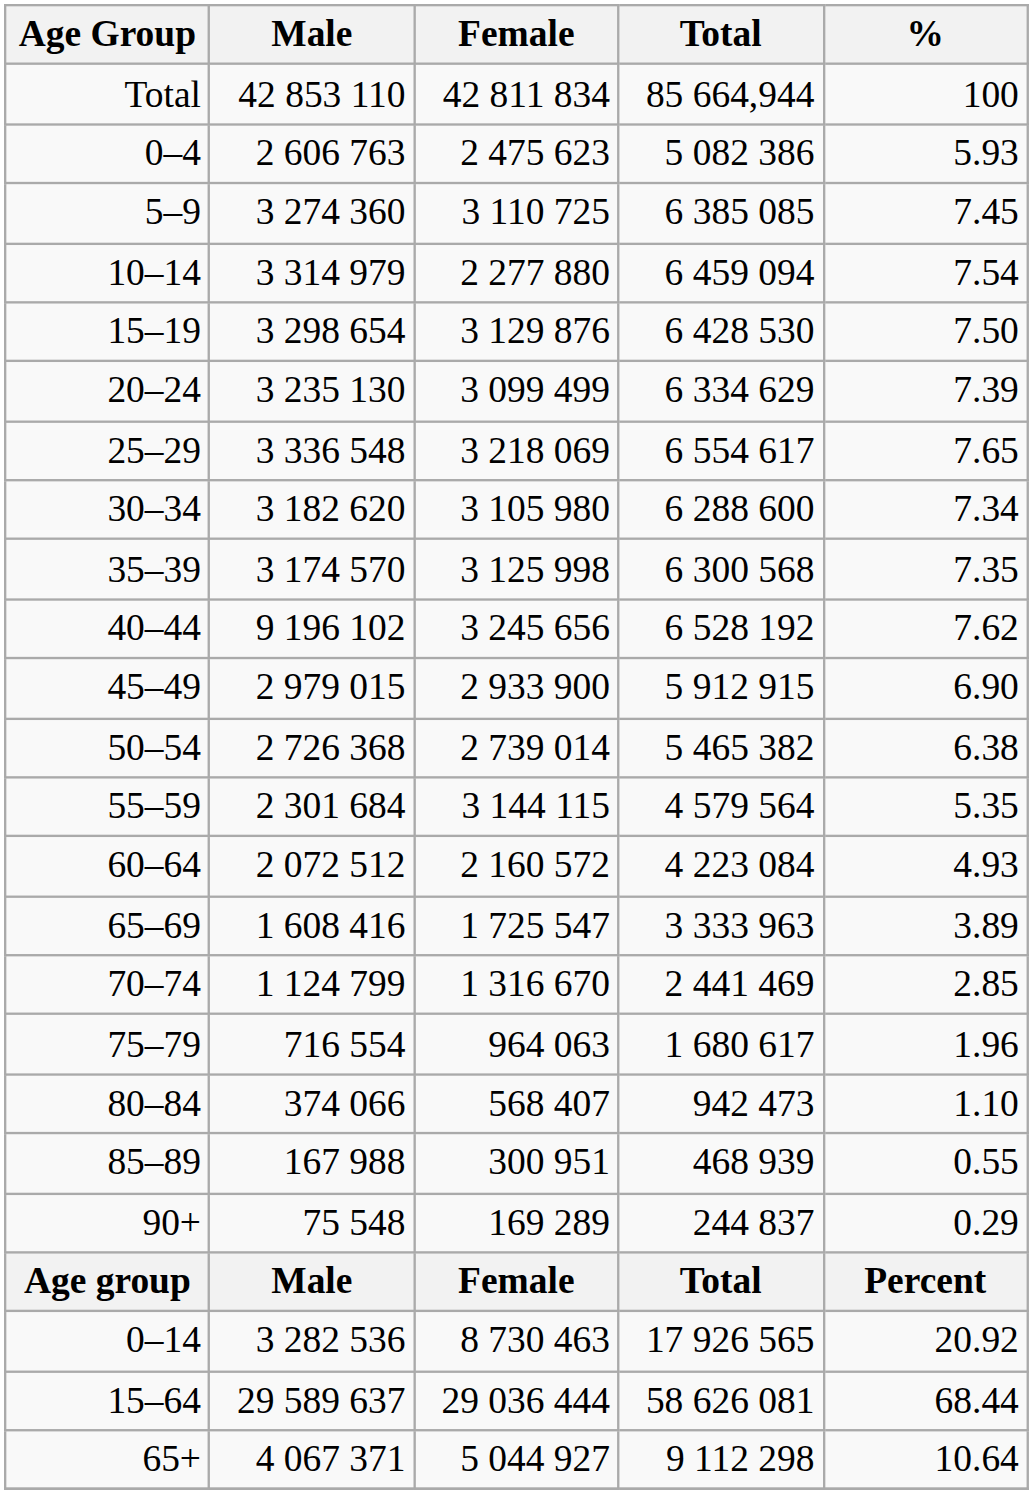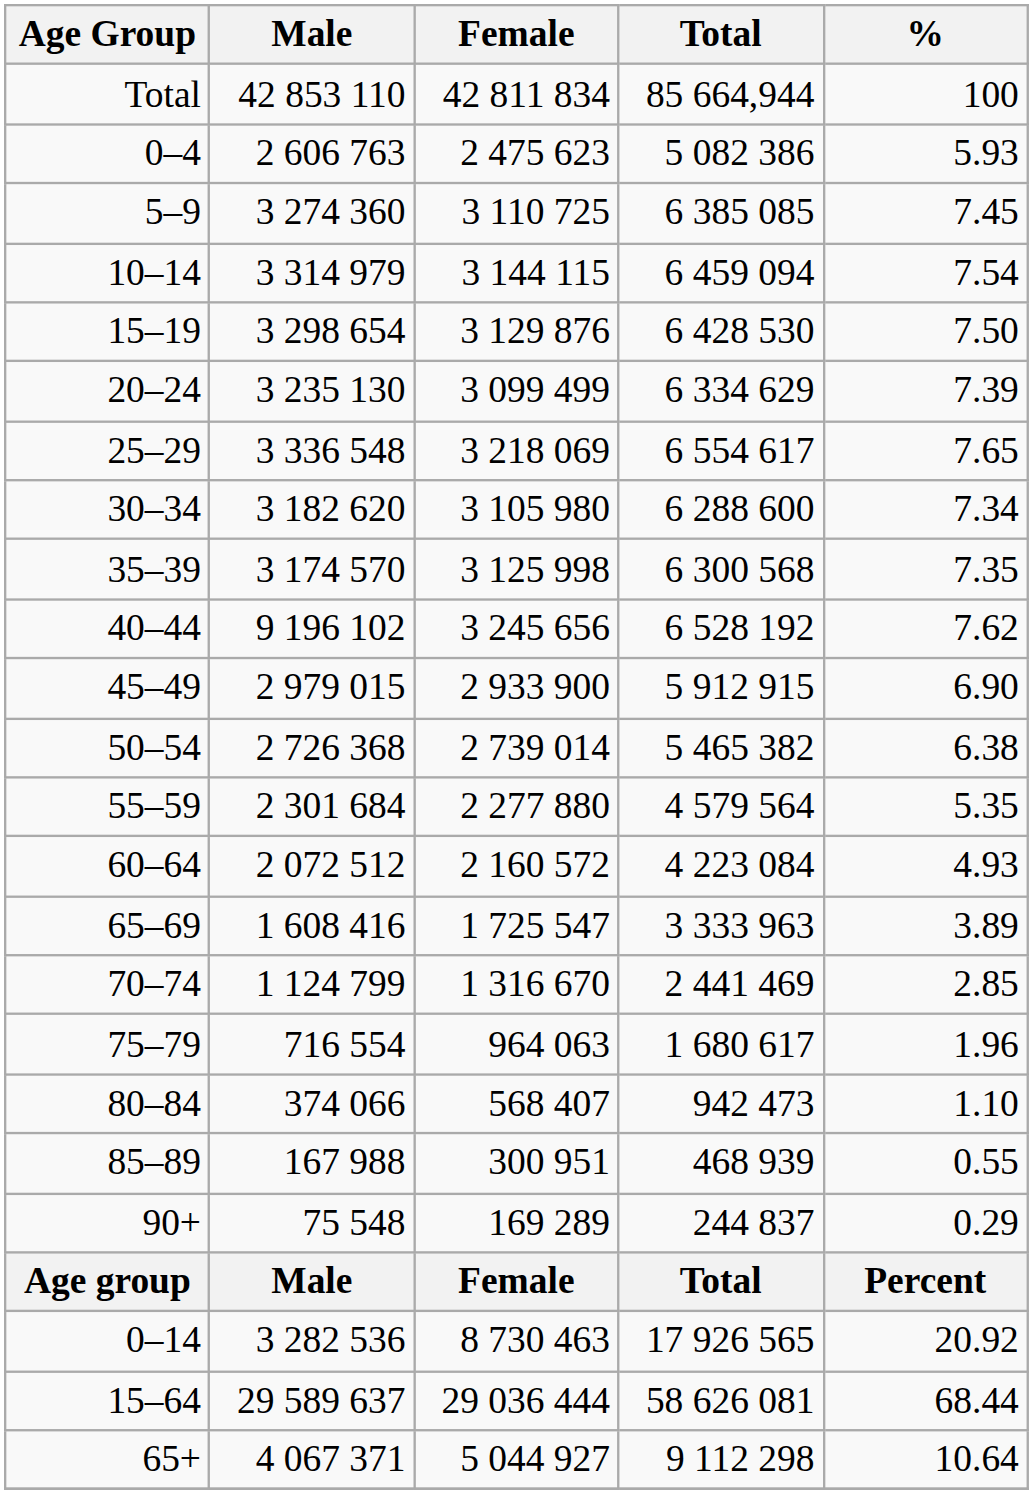(535, 271) 2 277 880 -> (536, 271) 3 144 115
(536, 806) 3 144 115 -> (535, 806) 2 277 880
